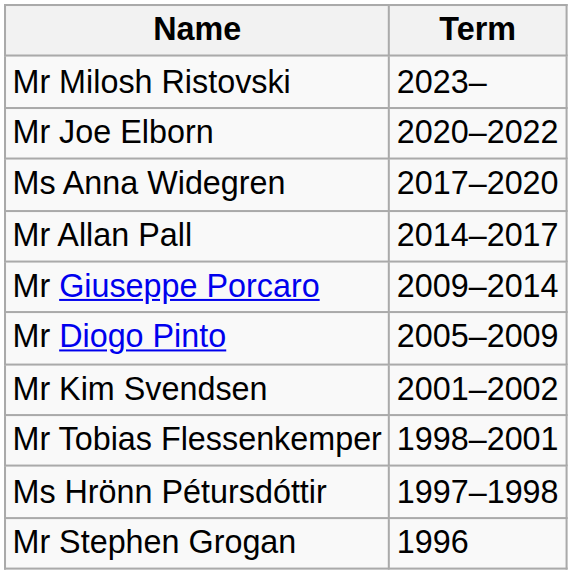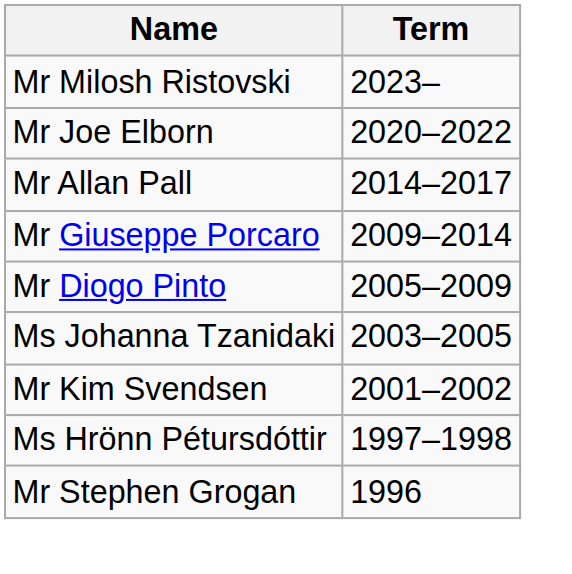- row: (149, 183)
+ row: (174, 337)
- row: (197, 440)
